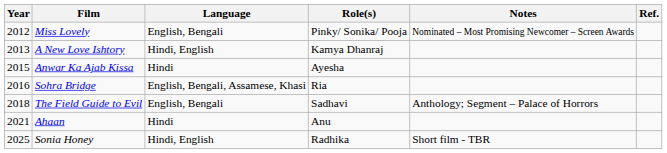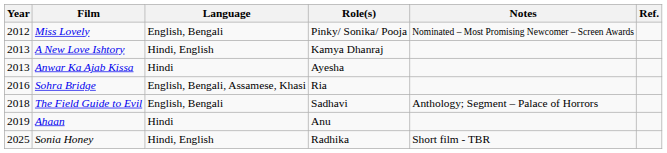(18, 67) 2015 -> (18, 67) 2013
(18, 121) 2021 -> (18, 121) 2019
